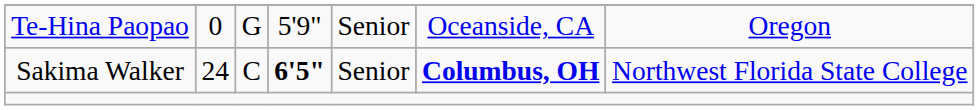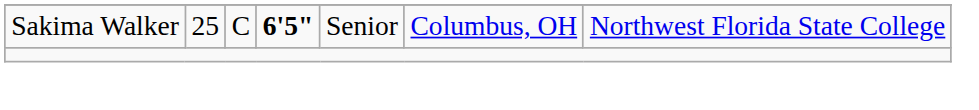- row: (100, 26)
(215, 69) 24 -> (205, 26) 25
(511, 69) bold -> (494, 26) normal
